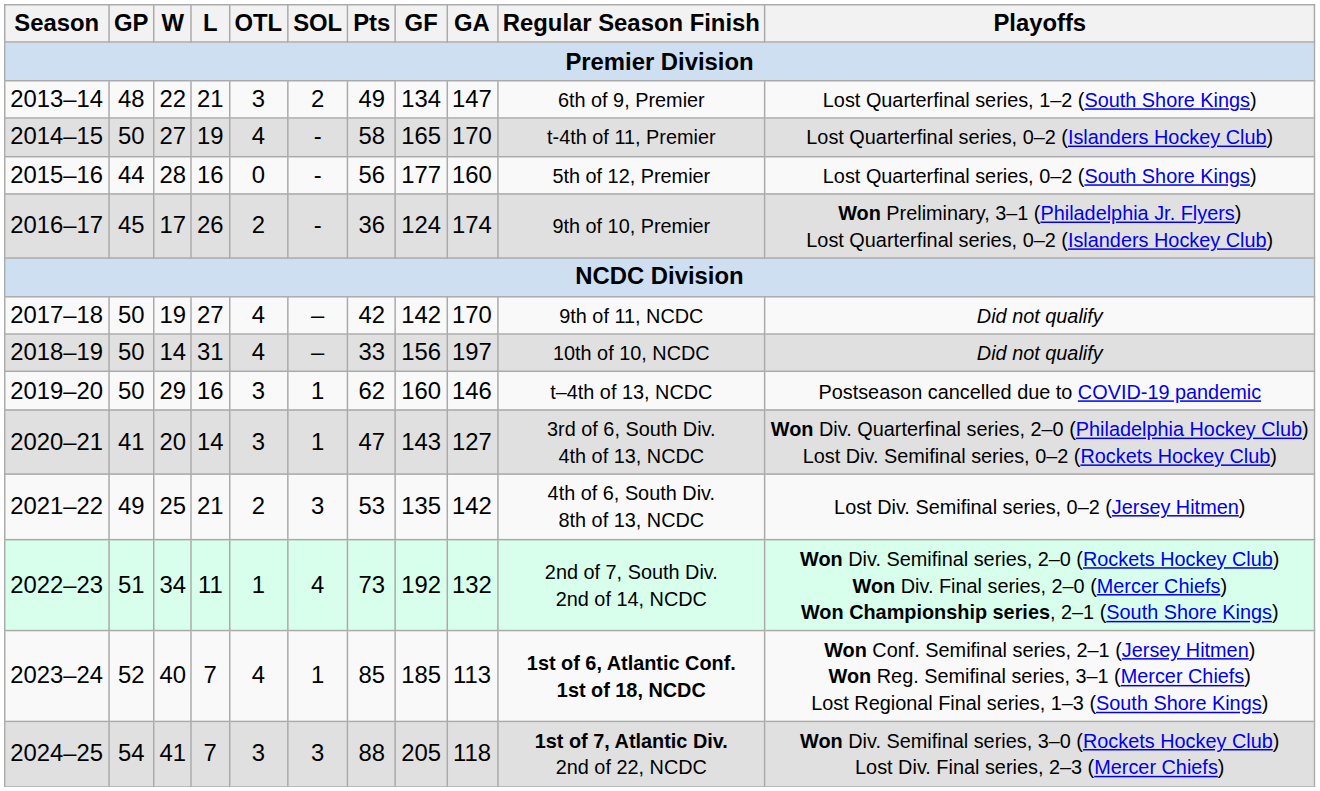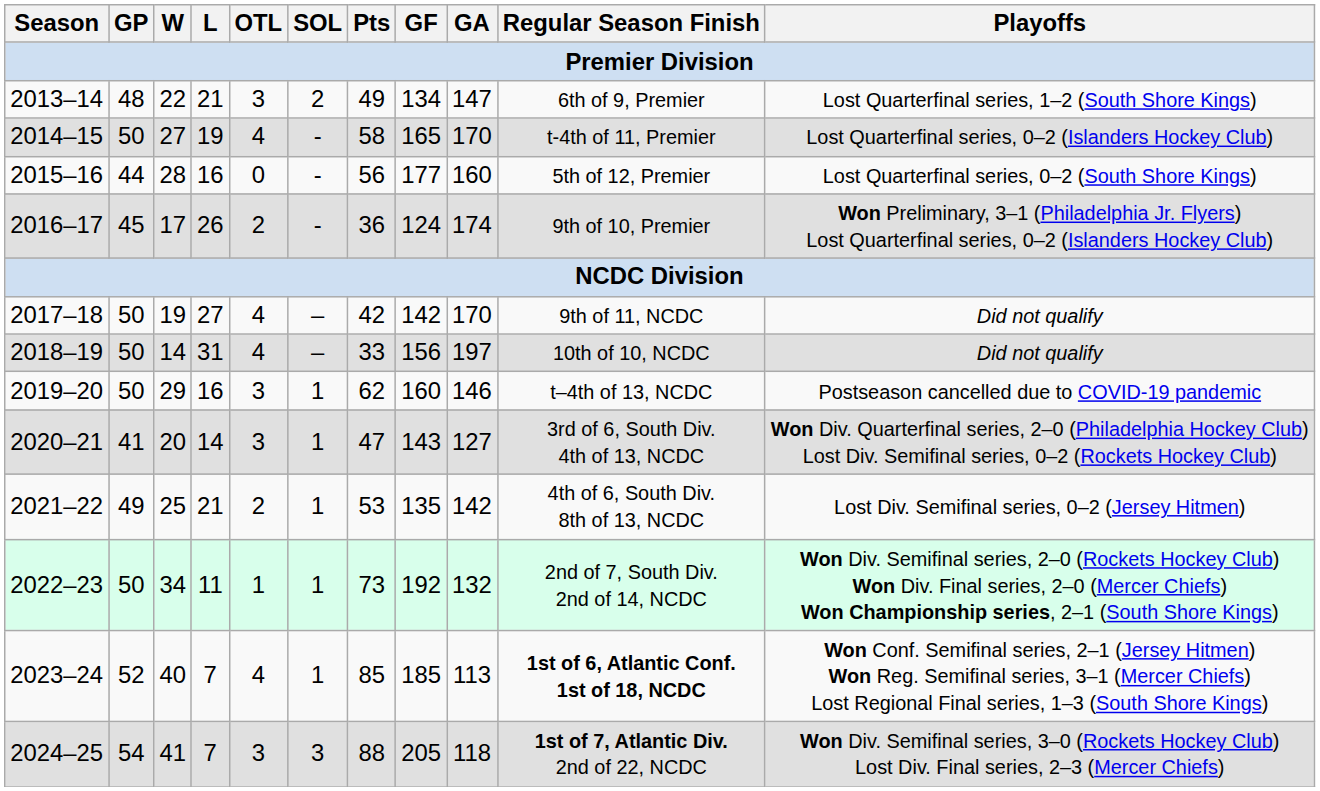(318, 506) 3 -> (318, 506) 1
(131, 584) 51 -> (131, 584) 50
(318, 584) 4 -> (318, 584) 1
